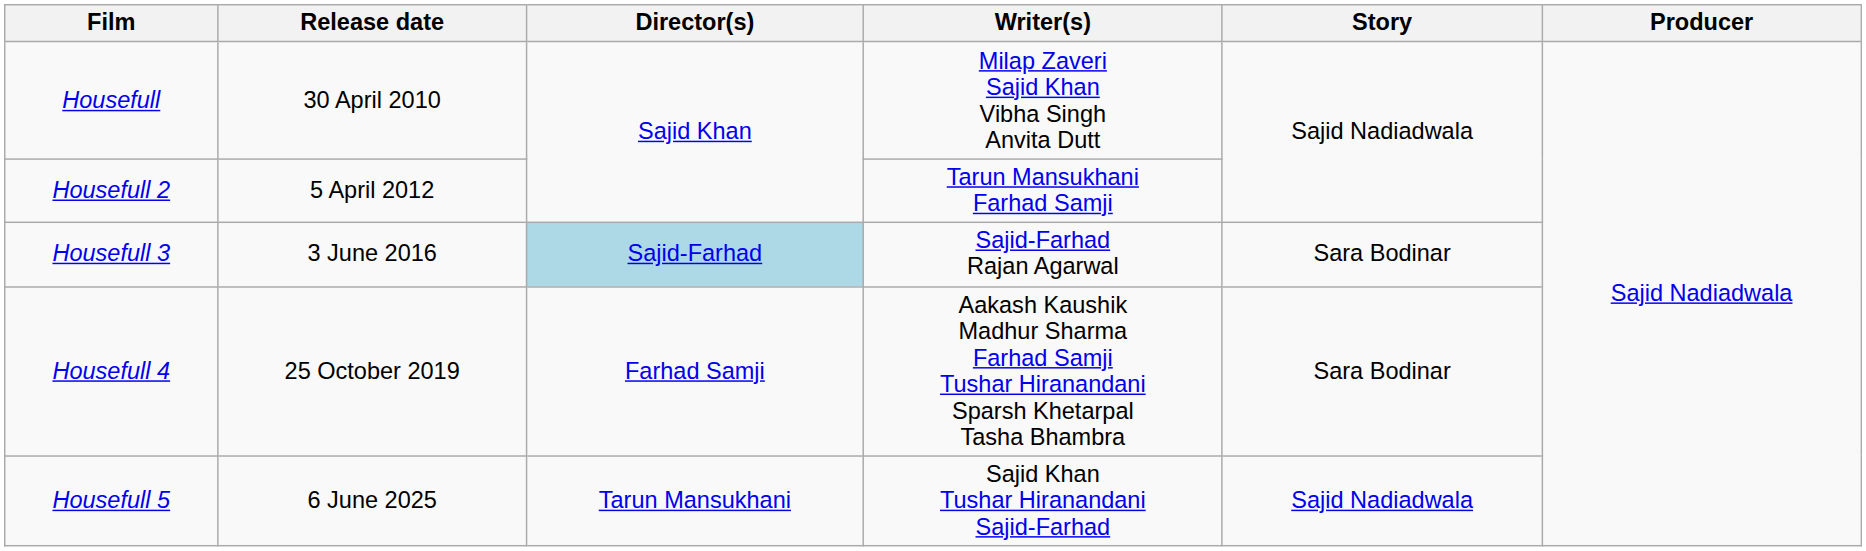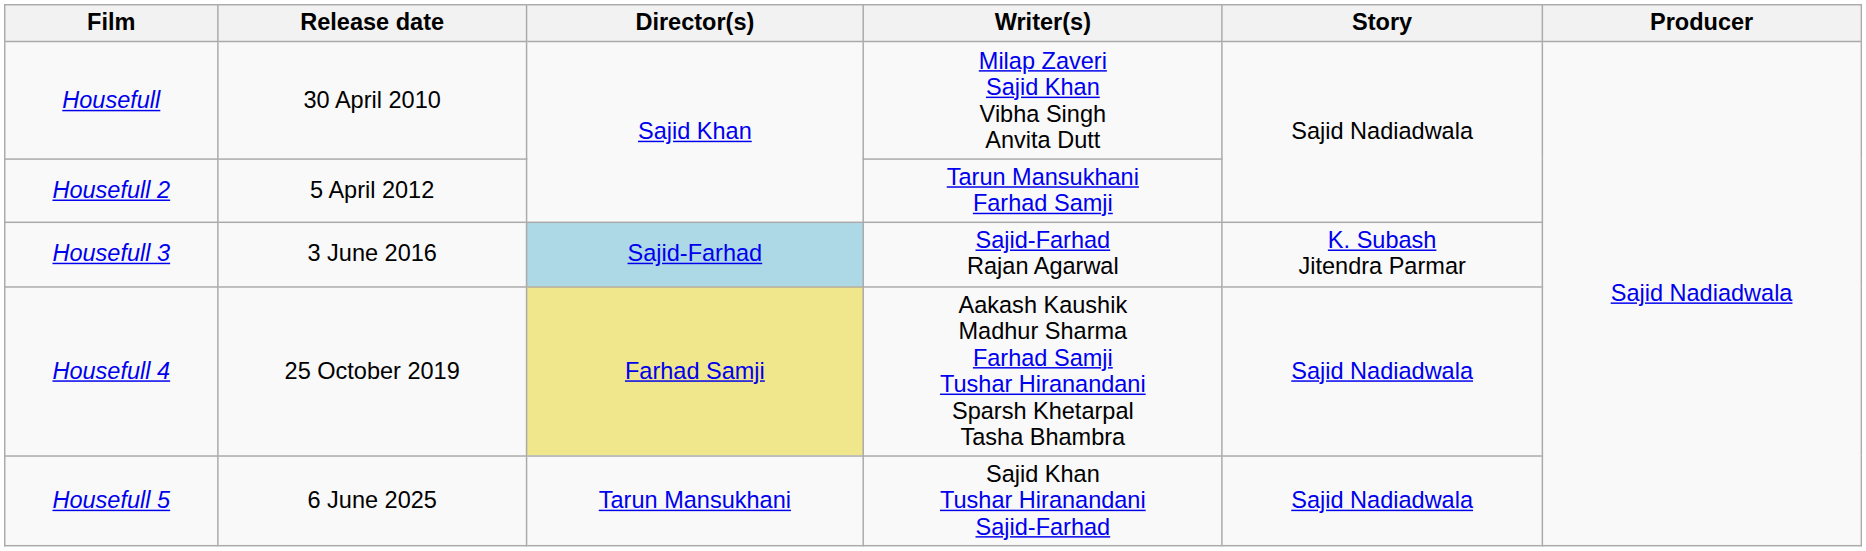(1382, 254) Sara Bodinar -> (1382, 254) K. Subash Jitendra Parmar
(695, 370) no background -> (695, 370) khaki background
(1382, 370) Sara Bodinar -> (1382, 370) Sajid Nadiadwala
